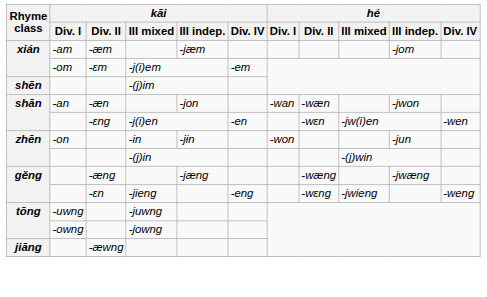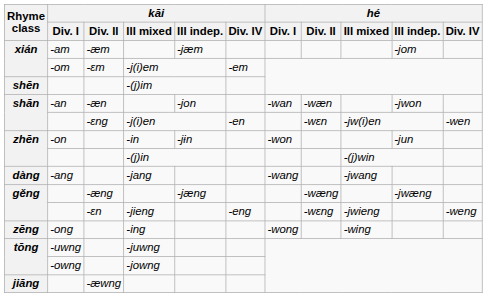+ row: (26, 175)
+ row: (26, 229)
